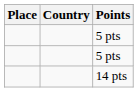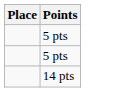- column: (66, 14)
